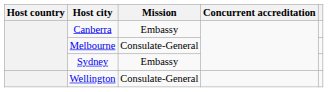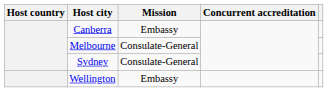(159, 62) Embassy -> (159, 62) Consulate-General
(159, 78) Consulate-General -> (159, 78) Embassy
